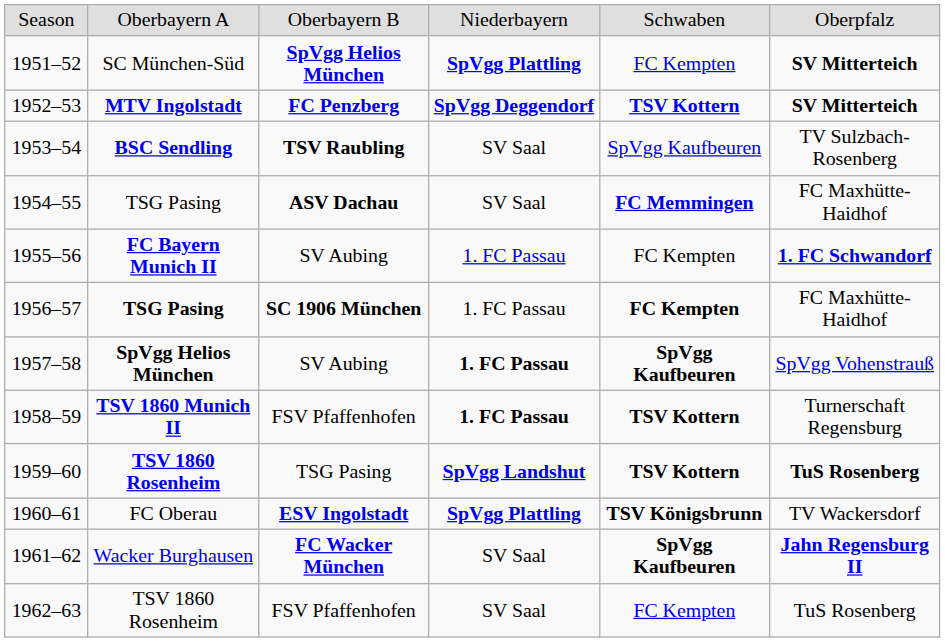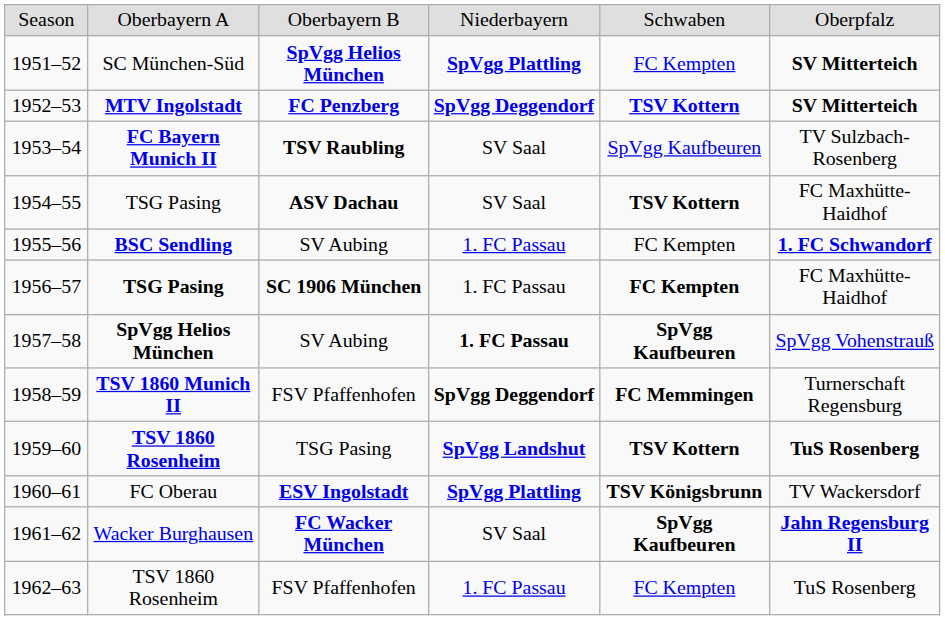(173, 148) BSC Sendling -> (173, 148) FC Bayern Munich II
(684, 201) FC Memmingen -> (684, 201) TSV Kottern
(173, 255) FC Bayern Munich II -> (173, 244) BSC Sendling
(514, 417) 1. FC Passau -> (514, 394) SpVgg Deggendorf
(684, 417) TSV Kottern -> (684, 394) FC Memmingen
(514, 609) SV Saal -> (514, 587) 1. FC Passau
